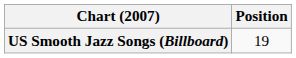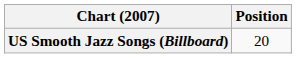(262, 40) 19 -> (262, 40) 20
